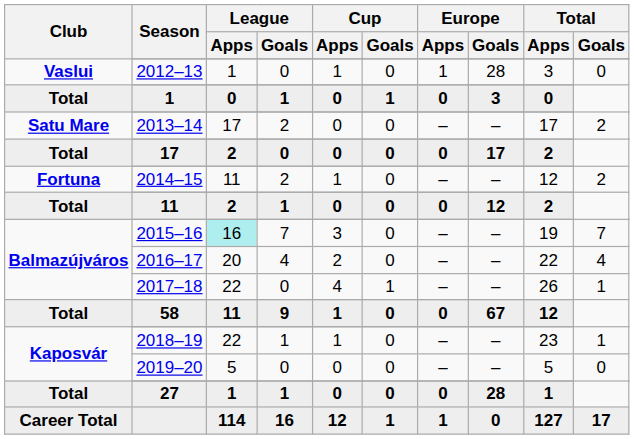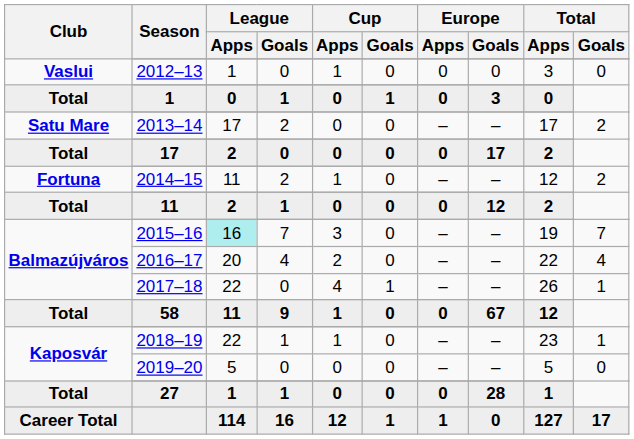(443, 72) 1 -> (443, 72) 0
(496, 72) 28 -> (496, 72) 0
